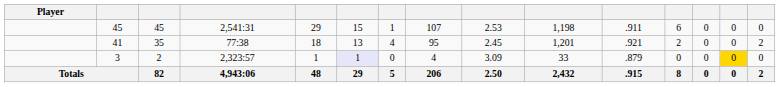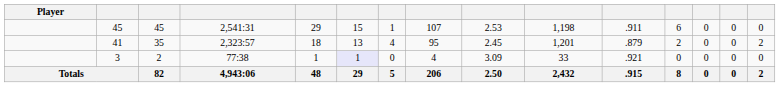(238, 43) 77:38 -> (238, 43) 2,323:57
(634, 43) .921 -> (634, 43) .879
(238, 58) 2,323:57 -> (238, 58) 77:38
(634, 58) .879 -> (634, 58) .921
(734, 58) gold background -> (734, 58) no background
